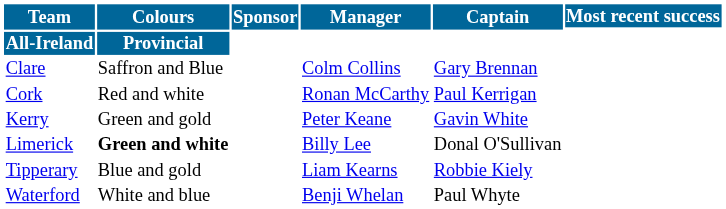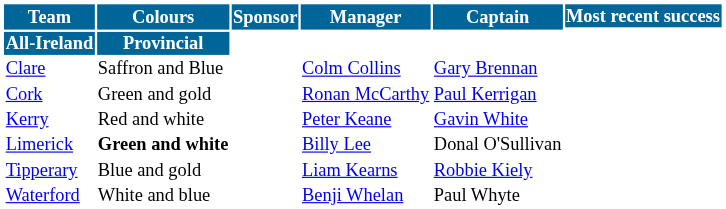(151, 93) Red and white -> (155, 93) Green and gold
(155, 119) Green and gold -> (151, 119) Red and white
